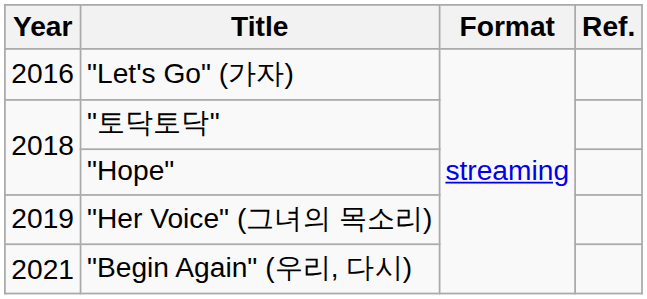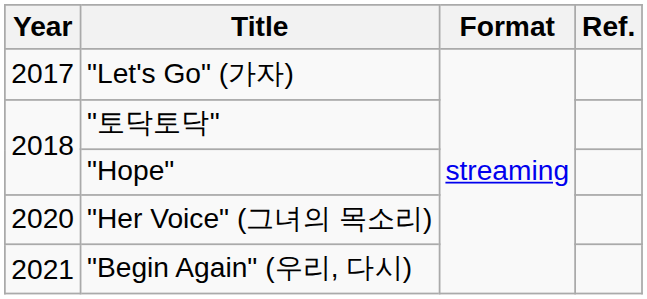(43, 74) 2016 -> (43, 74) 2017
(43, 218) 2019 -> (43, 218) 2020
